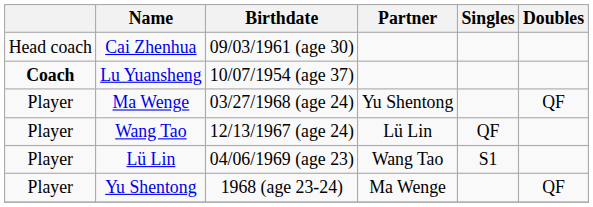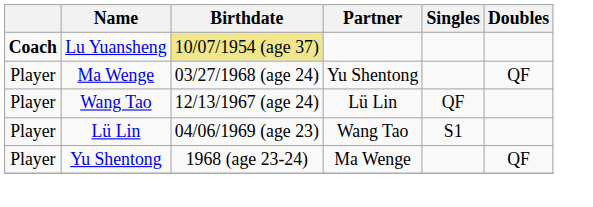- row: (151, 46)
(282, 74) no background -> (247, 46) khaki background
